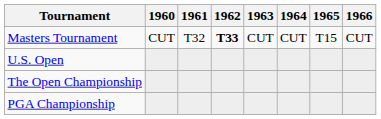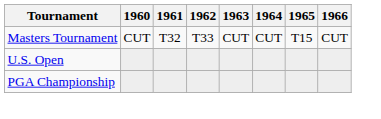(227, 37) bold -> (203, 37) normal
- row: (75, 81)
